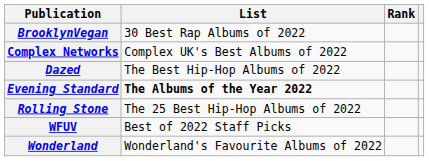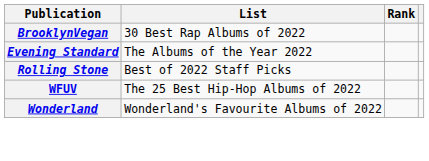- row: (63, 52)
- row: (63, 70)
(218, 89) bold -> (218, 52) normal
(243, 108) The 25 Best Hip-Hop Albums of 2022 -> (208, 70) Best of 2022 Staff Picks
(208, 127) Best of 2022 Staff Picks -> (243, 89) The 25 Best Hip-Hop Albums of 2022
